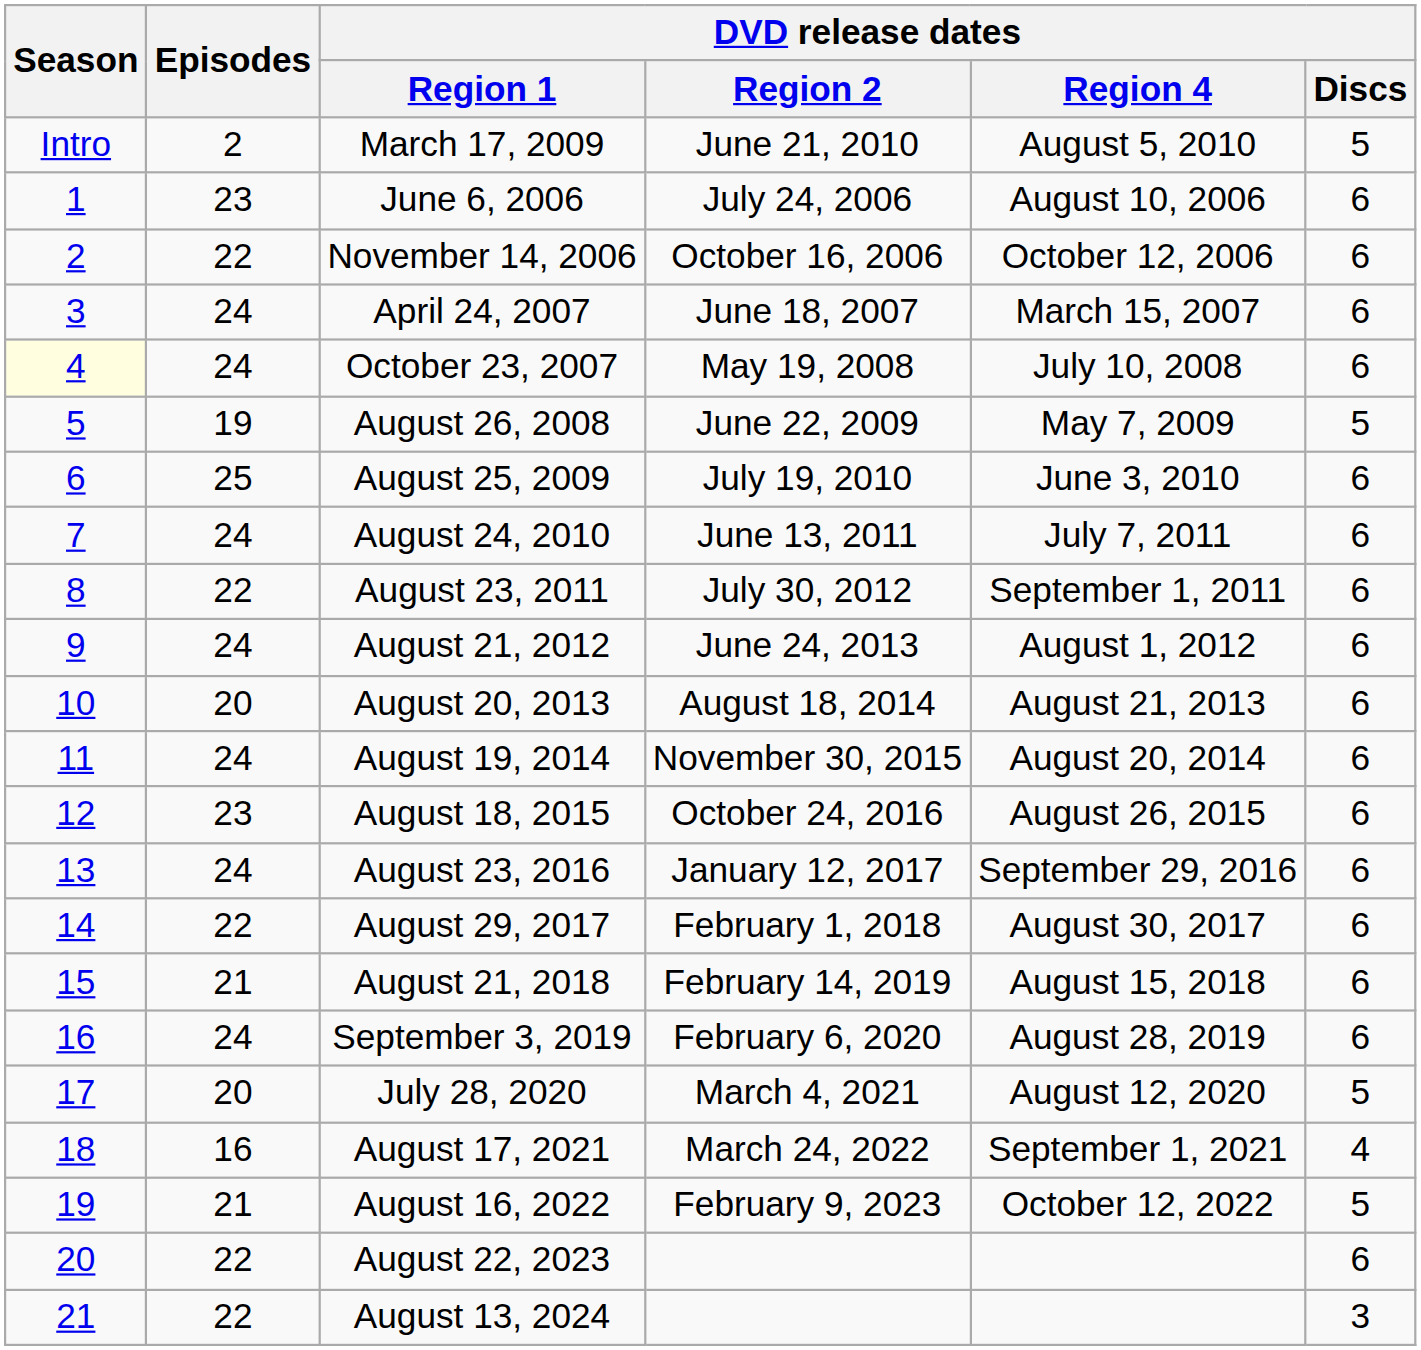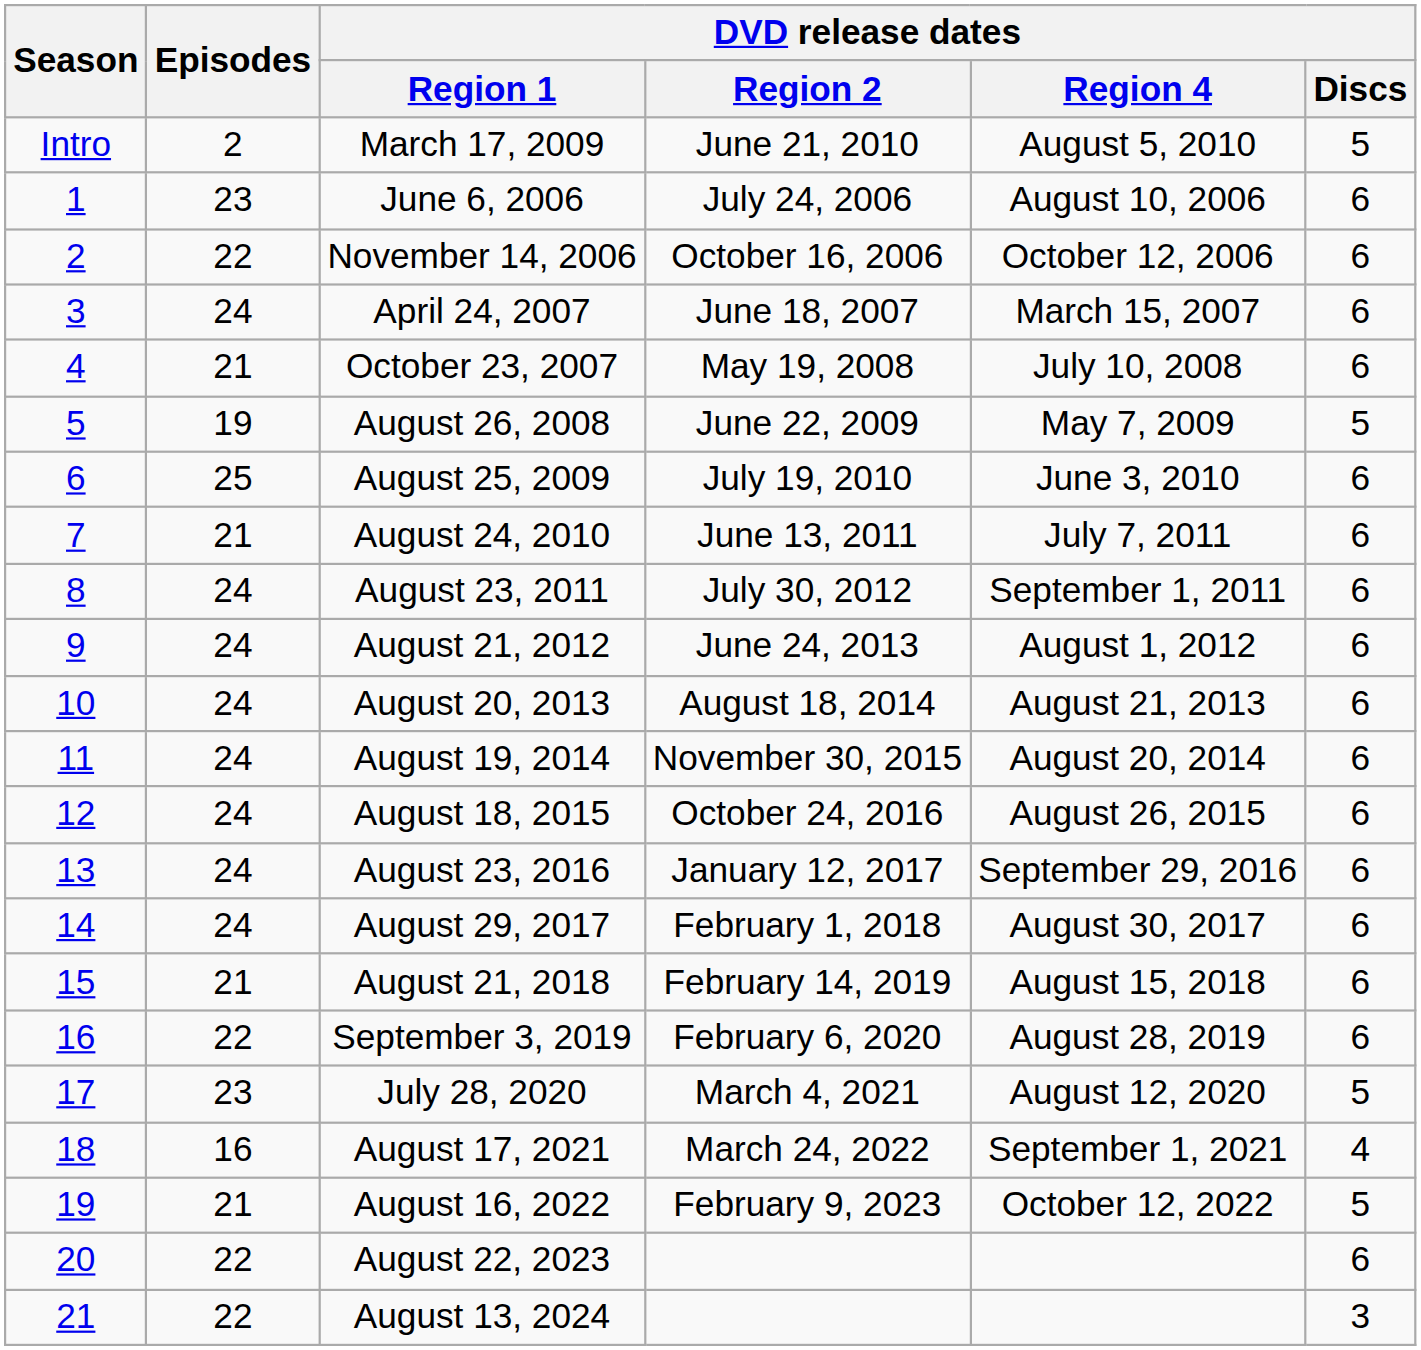(76, 367) lightyellow background -> (76, 367) no background
(233, 367) 24 -> (233, 367) 21
(233, 534) 24 -> (233, 534) 21
(233, 590) 22 -> (233, 590) 24
(233, 702) 20 -> (233, 702) 24
(233, 813) 23 -> (233, 813) 24
(233, 925) 22 -> (233, 925) 24
(233, 1037) 24 -> (233, 1037) 22
(233, 1093) 20 -> (233, 1093) 23
